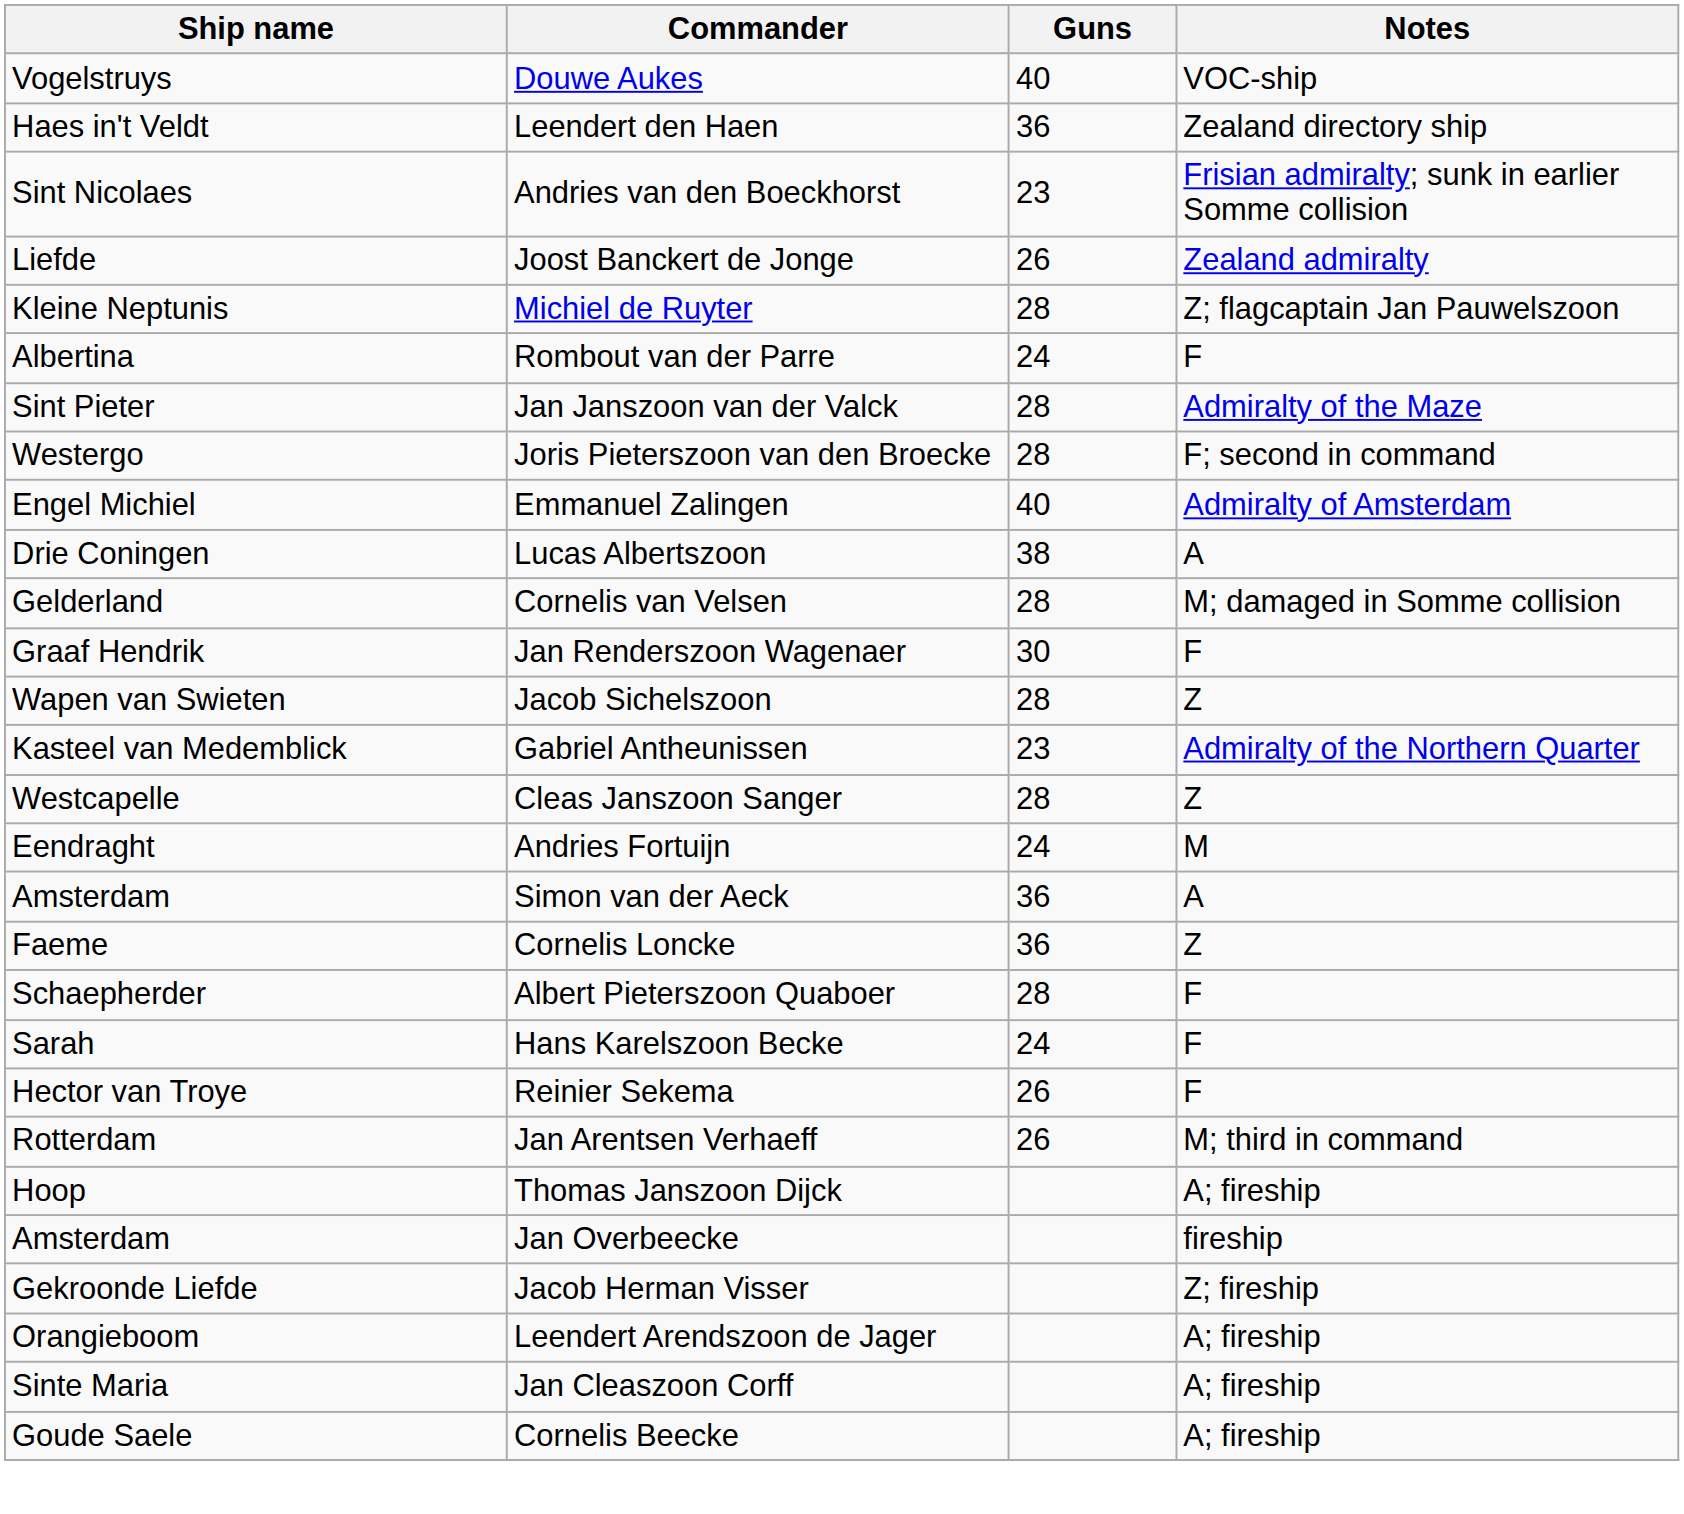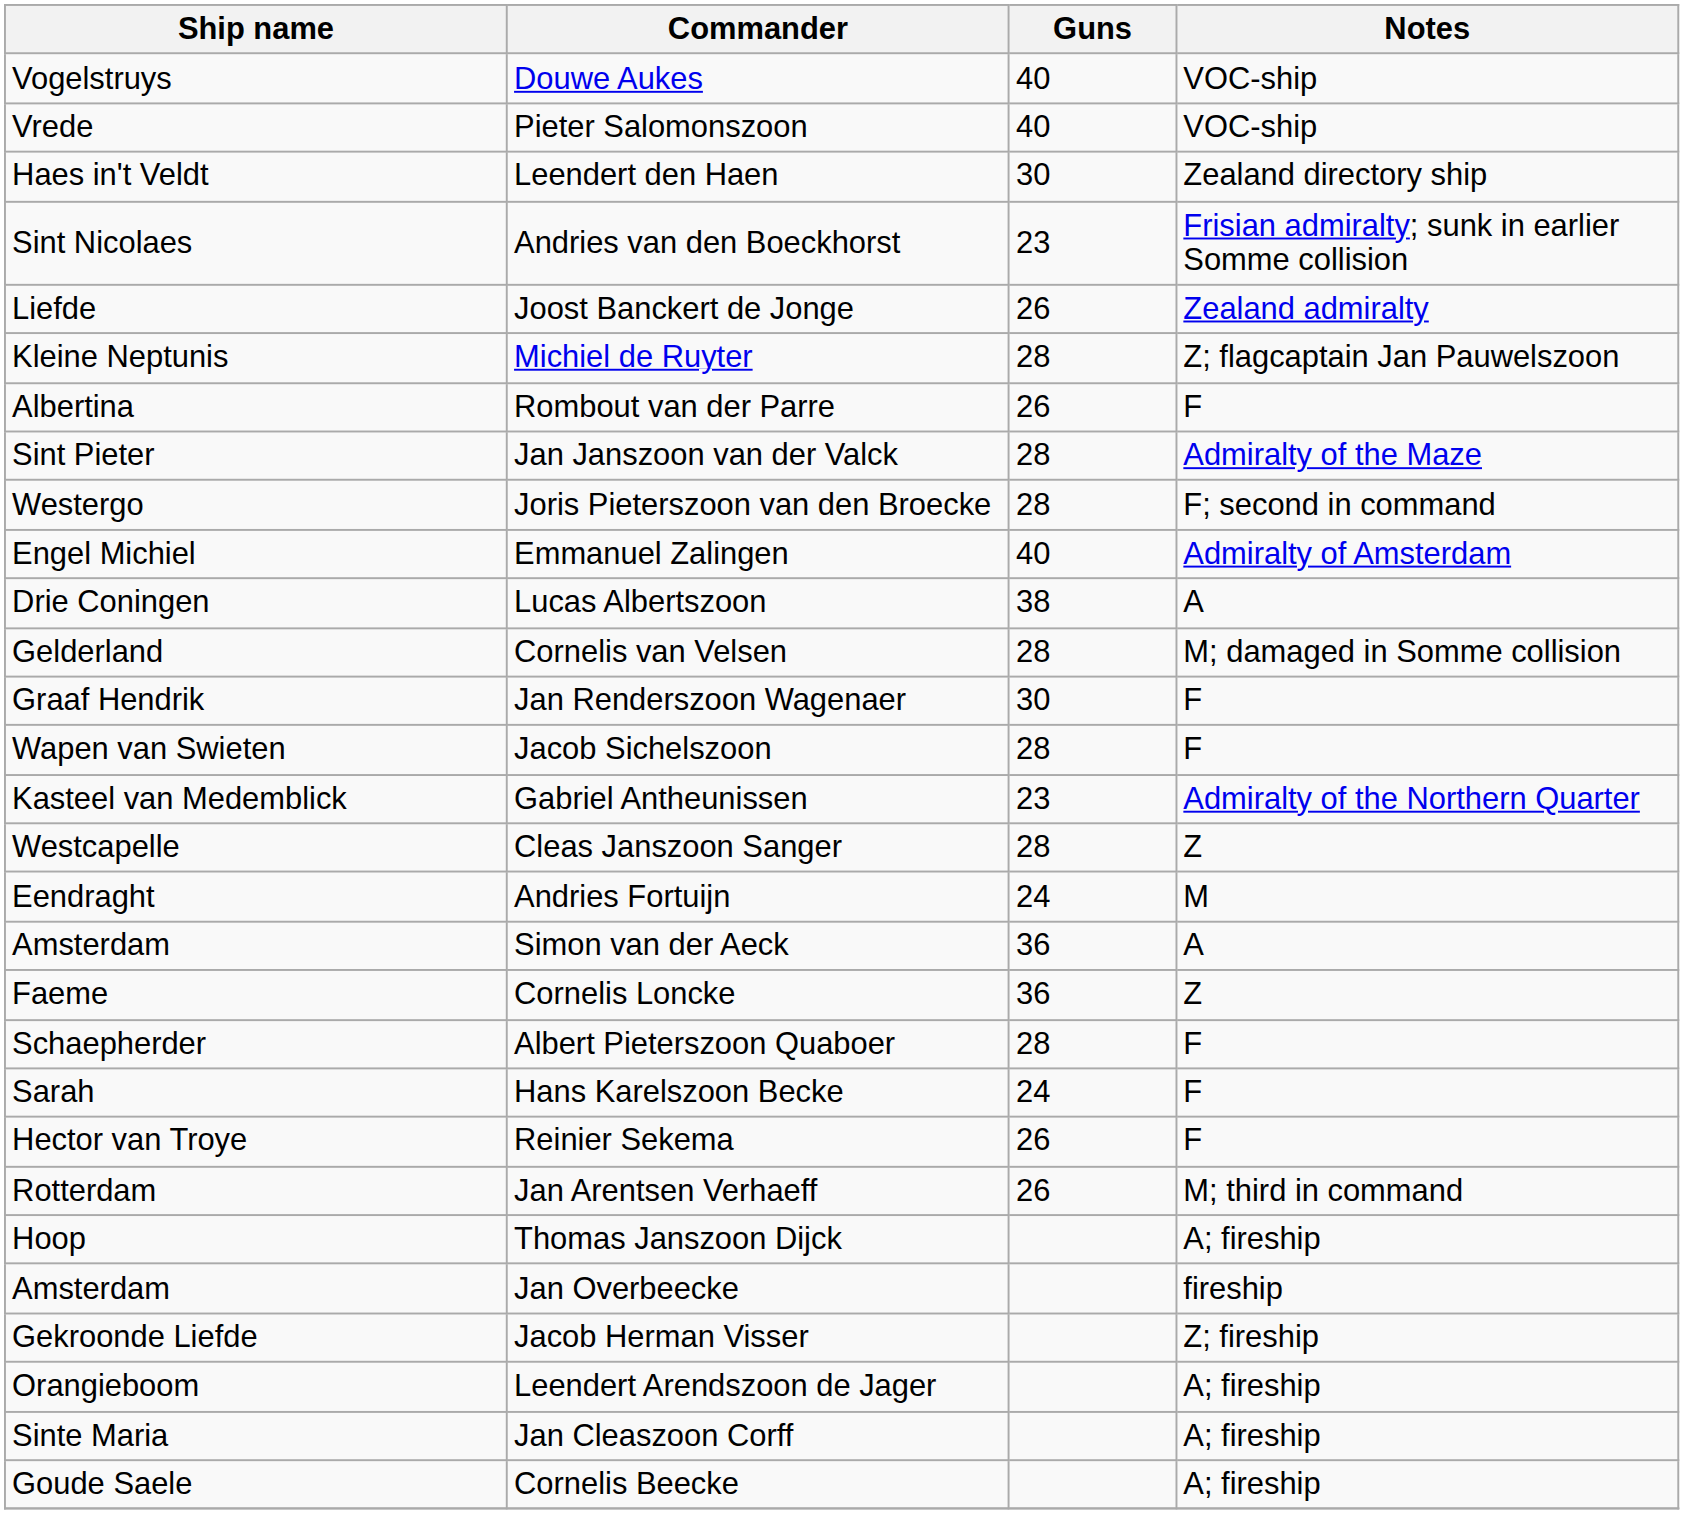+ row: (661, 126)
(1033, 126) 36 -> (1033, 175) 30
(1033, 357) 24 -> (1033, 406) 26
(1193, 700) Z -> (1193, 749) F
